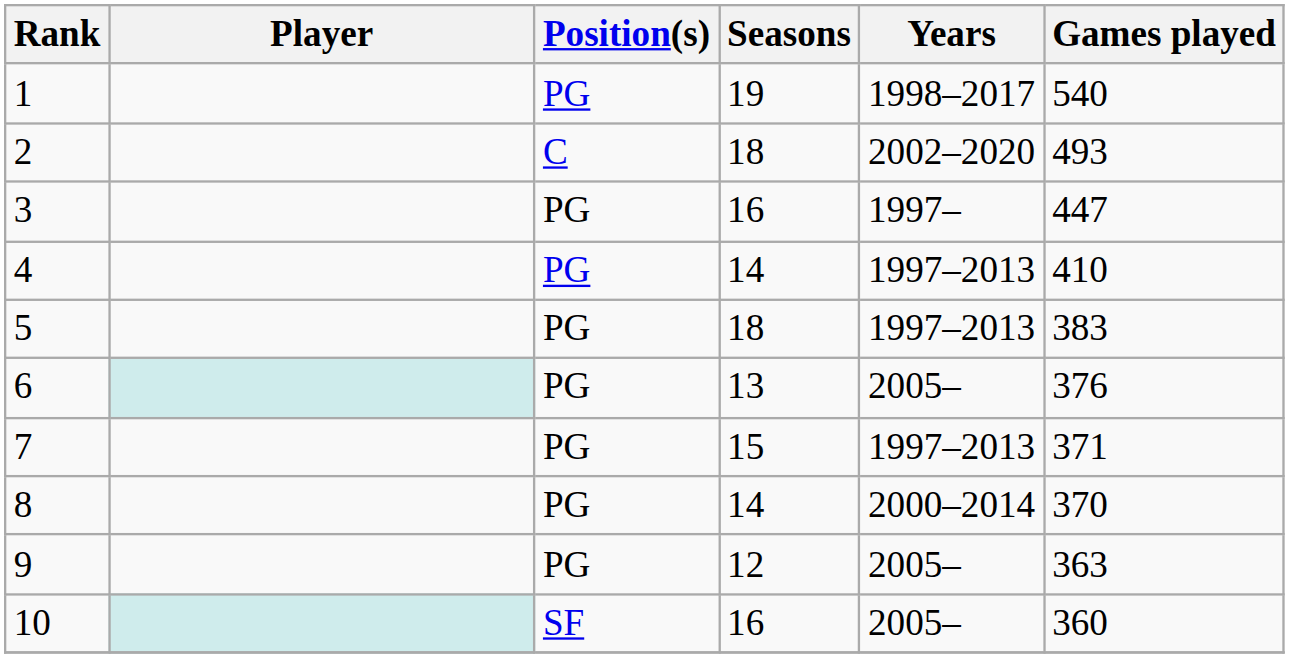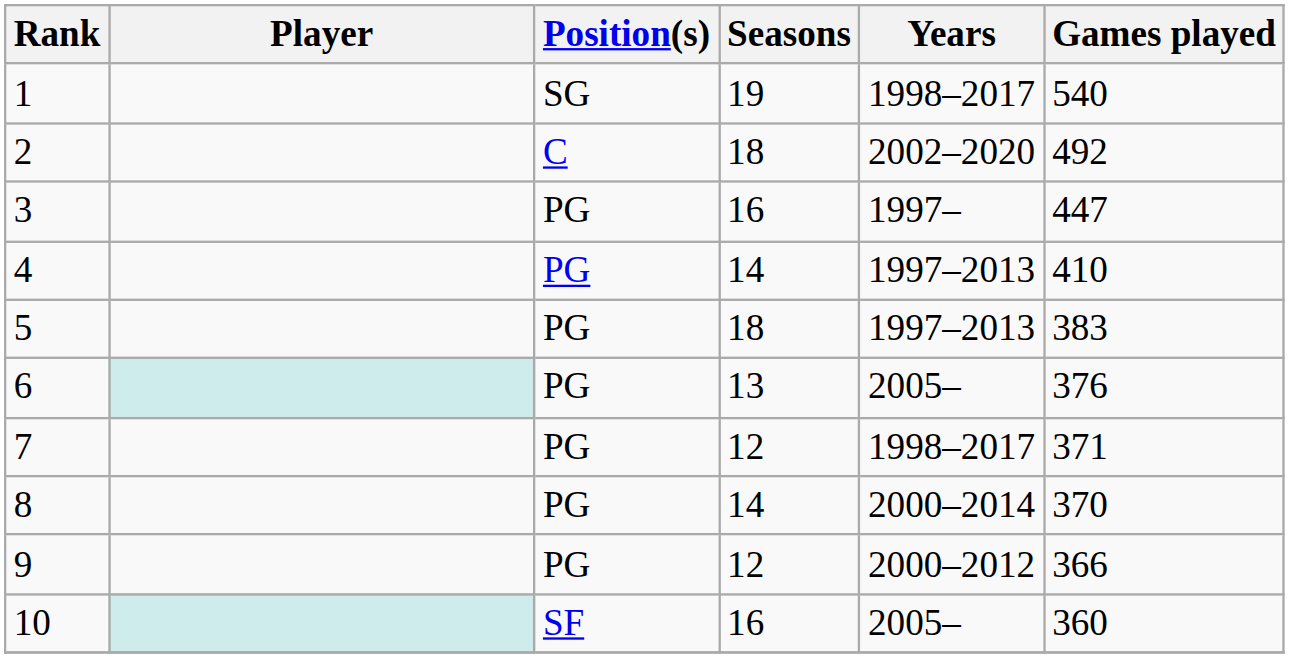(567, 92) PG -> (567, 92) SG
(1080, 151) 493 -> (1080, 151) 492
(746, 446) 15 -> (746, 446) 12
(952, 446) 1997–2013 -> (952, 446) 1998–2017
(914, 563) 2005– -> (952, 563) 2000–2012
(1080, 563) 363 -> (1080, 563) 366
